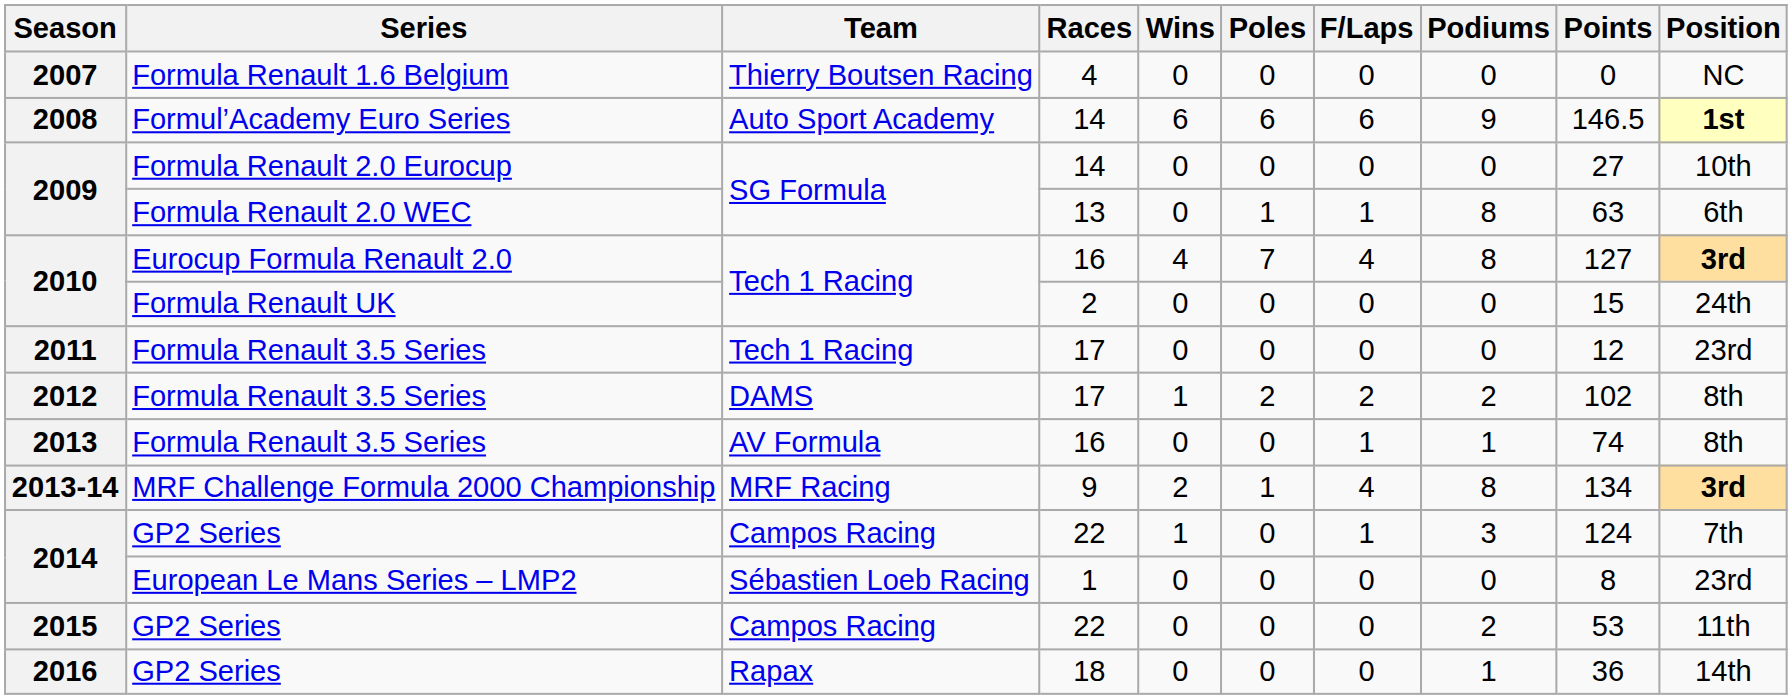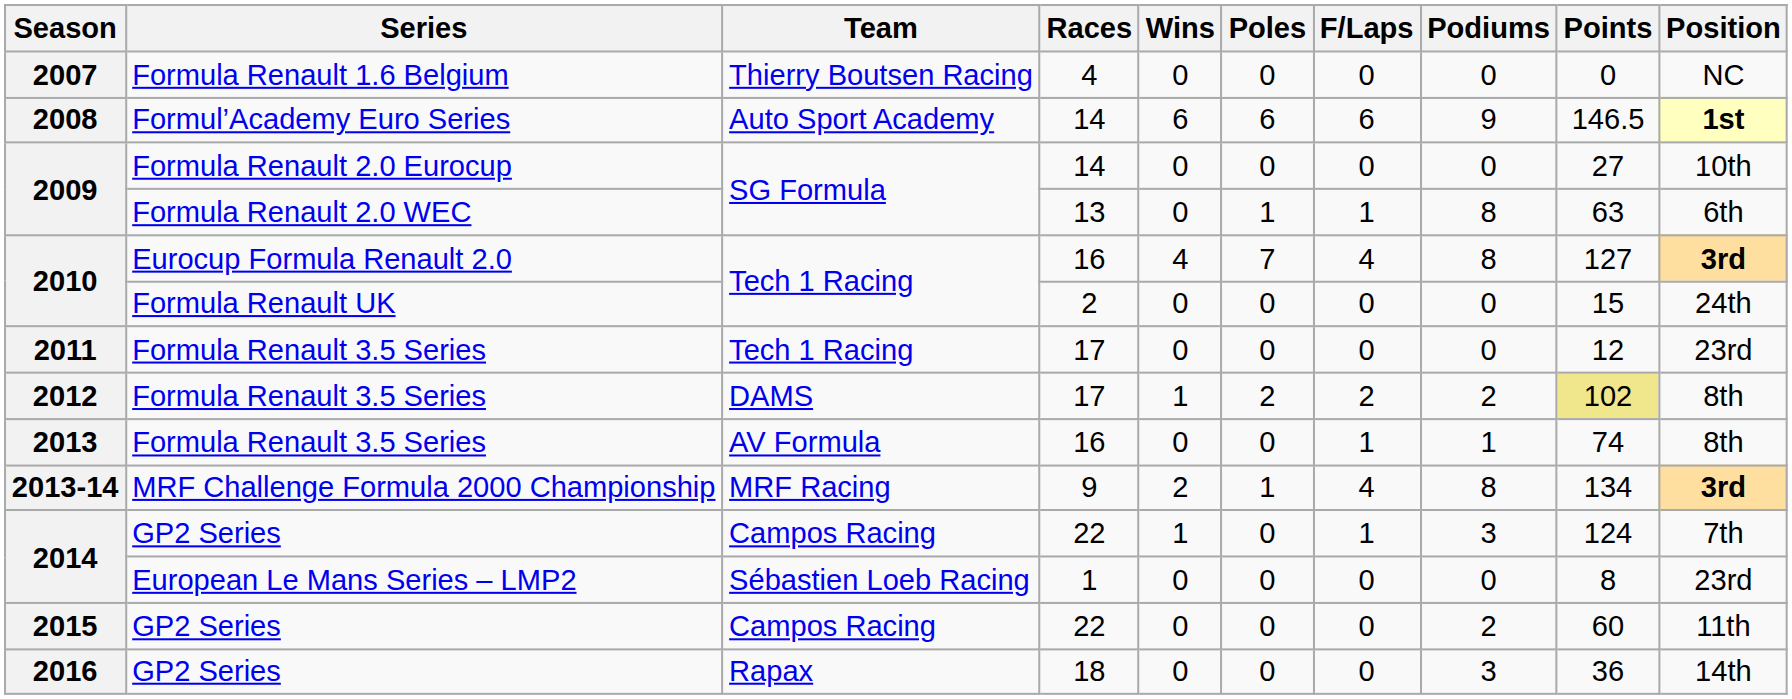(1608, 396) no background -> (1608, 396) khaki background
(1608, 626) 53 -> (1608, 626) 60
(1489, 672) 1 -> (1489, 672) 3
